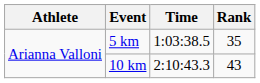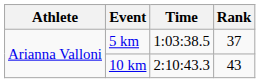(234, 41) 35 -> (234, 41) 37
